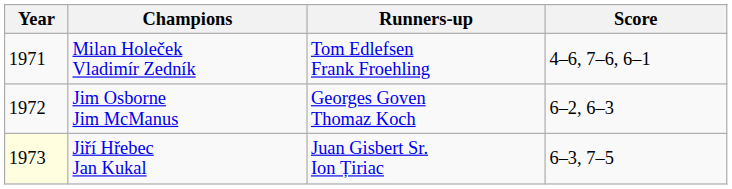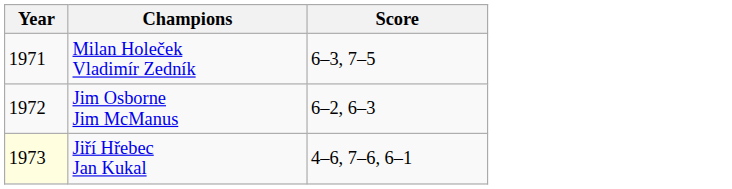- column: (426, 19)
(600, 58) 4–6, 7–6, 6–1 -> (343, 58) 6–3, 7–5
(582, 158) 6–3, 7–5 -> (362, 158) 4–6, 7–6, 6–1
